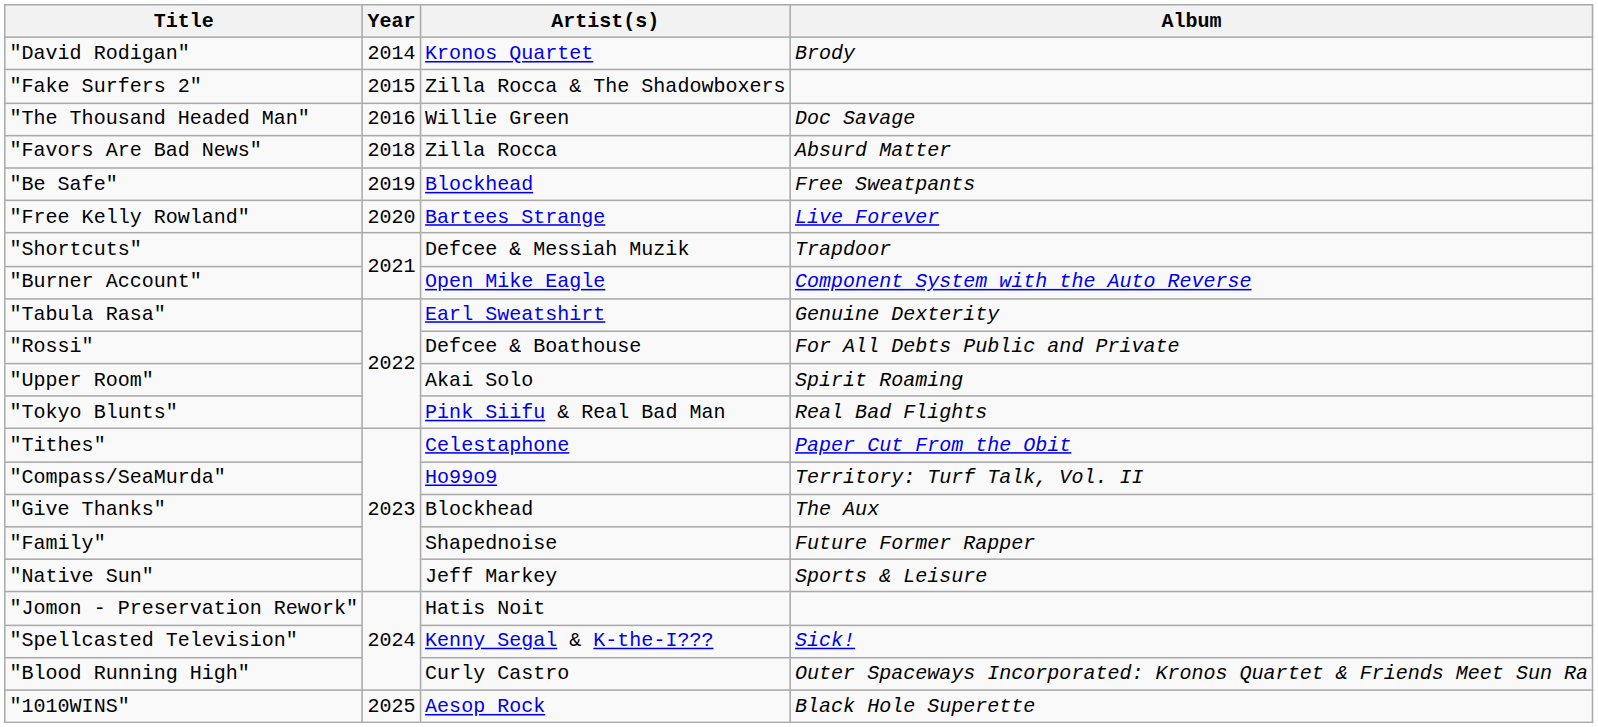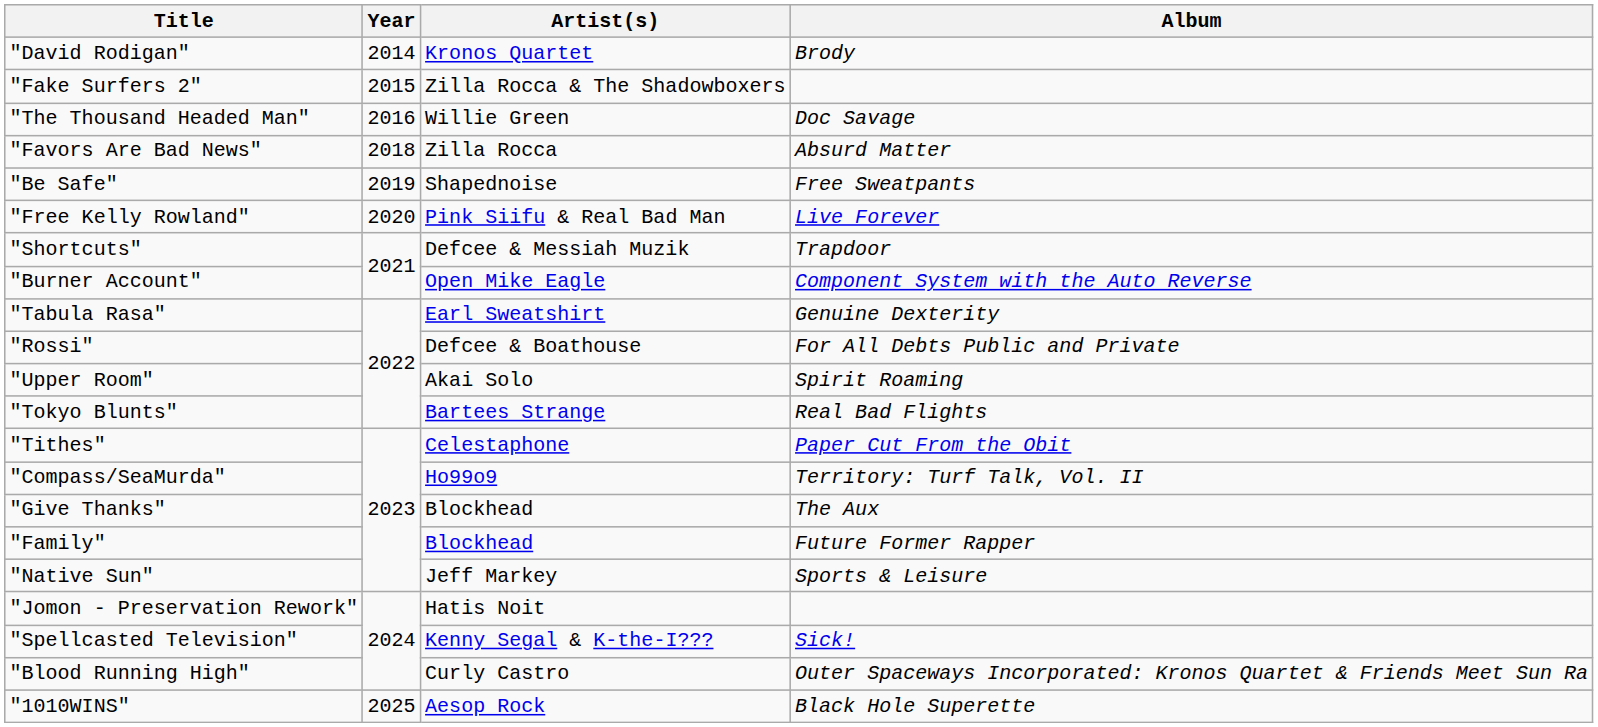(479, 184) Blockhead -> (491, 184) Shapednoise
(515, 217) Bartees Strange -> (575, 217) Pink Siifu & Real Bad Man
(575, 413) Pink Siifu & Real Bad Man -> (515, 413) Bartees Strange
(491, 543) Shapednoise -> (479, 543) Blockhead
